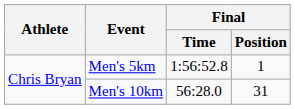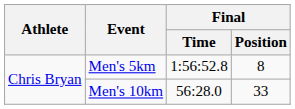(261, 67) 1 -> (261, 67) 8
(261, 92) 31 -> (261, 92) 33
